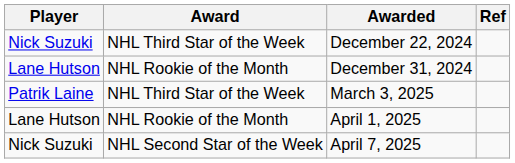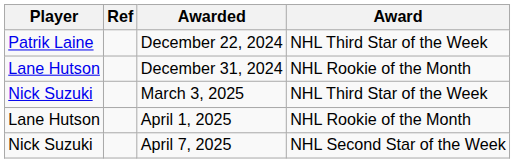columns swapped: (215, 17) <-> (493, 17)
(50, 42) Nick Suzuki -> (51, 42) Patrik Laine
(51, 94) Patrik Laine -> (50, 94) Nick Suzuki
